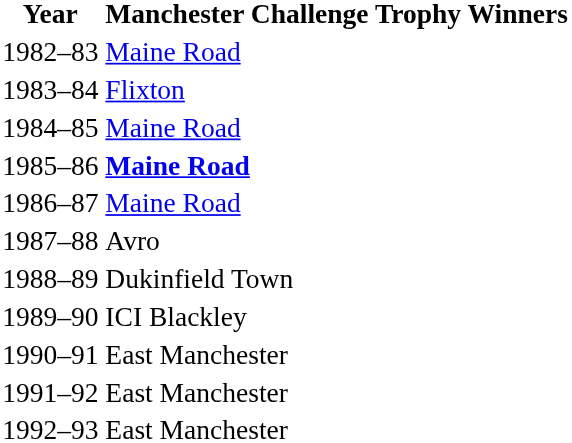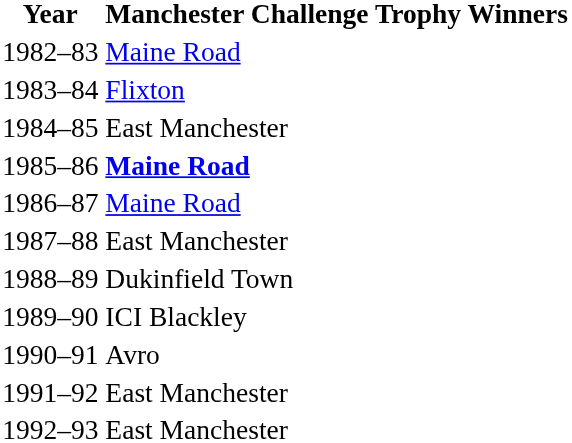(173, 127) Maine Road -> (197, 127) East Manchester
(133, 241) Avro -> (197, 241) East Manchester
(197, 354) East Manchester -> (133, 354) Avro
